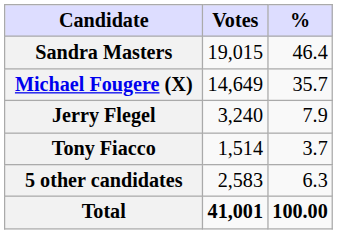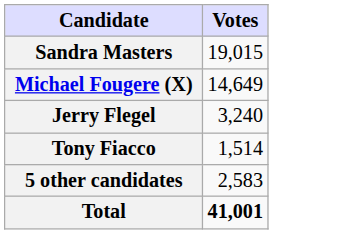- column: (300, 20)
